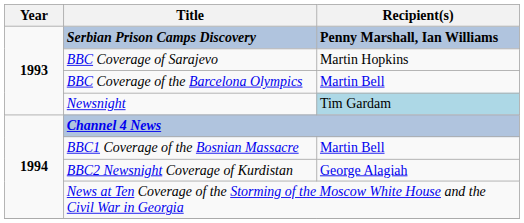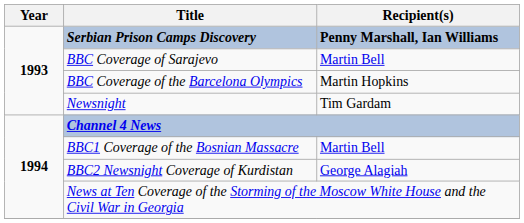(364, 59) Martin Hopkins -> (352, 59) Martin Bell
(352, 81) Martin Bell -> (364, 81) Martin Hopkins
(355, 103) lightblue background -> (355, 103) no background
